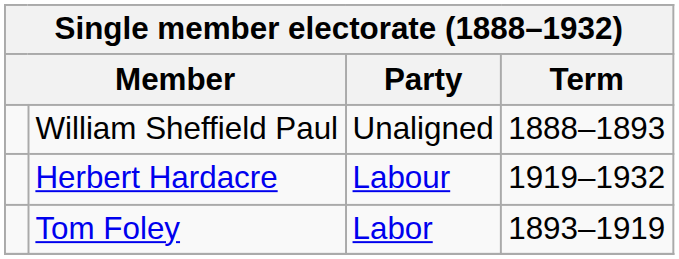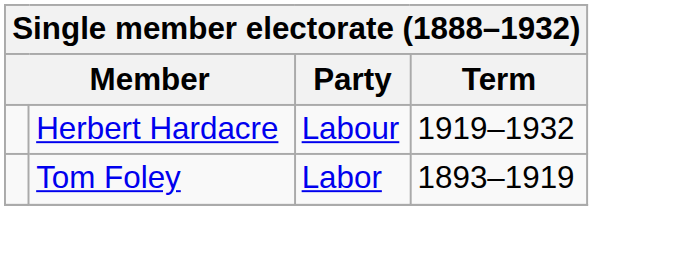- row: (187, 128)
